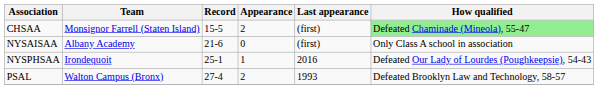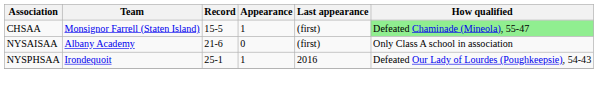(243, 28) 2 -> (243, 28) 1
- row: (19, 76)
